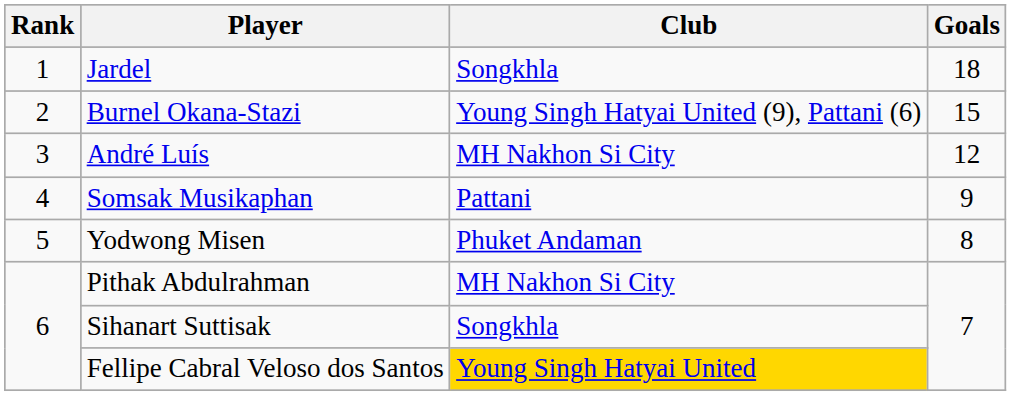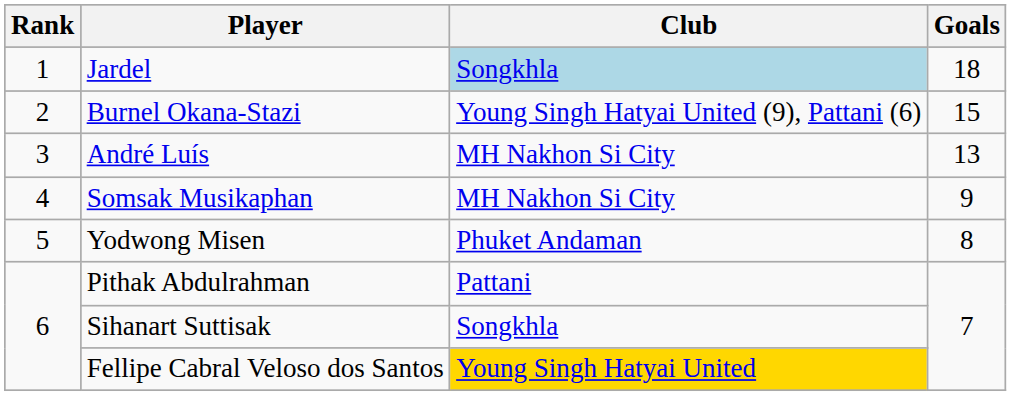(507, 68) no background -> (507, 68) lightblue background
(967, 154) 12 -> (967, 154) 13
(494, 197) Pattani -> (565, 197) MH Nakhon Si City
(565, 283) MH Nakhon Si City -> (494, 283) Pattani
